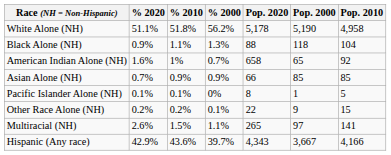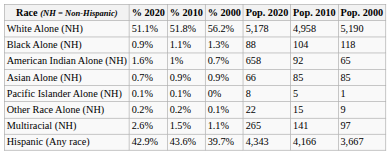columns swapped: (362, 12) <-> (314, 12)
